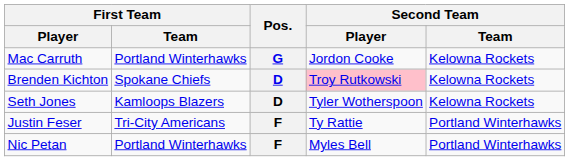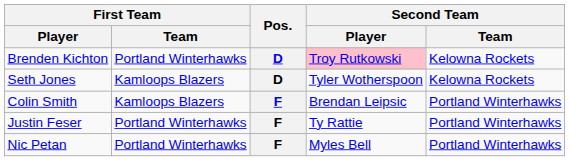- row: (45, 58)
(162, 79) Spokane Chiefs -> (181, 58) Portland Winterhawks
+ row: (42, 101)
(170, 123) Tri-City Americans -> (181, 123) Portland Winterhawks
